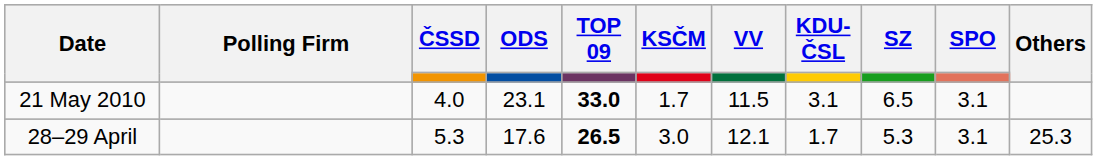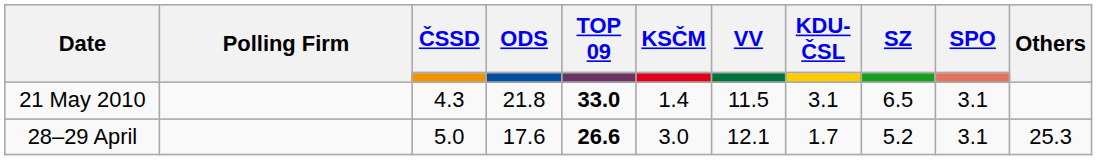(449, 100) 4.0 -> (449, 100) 4.3
(524, 100) 23.1 -> (524, 100) 21.8
(674, 100) 1.7 -> (674, 100) 1.4
(449, 136) 5.3 -> (449, 136) 5.0
(599, 136) 26.5 -> (599, 136) 26.6
(898, 136) 5.3 -> (898, 136) 5.2
